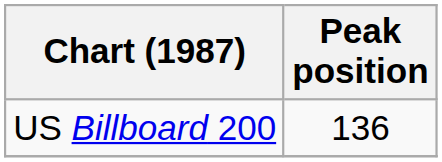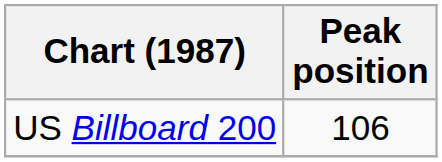(360, 127) 136 -> (360, 127) 106
